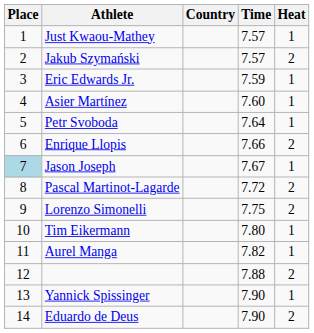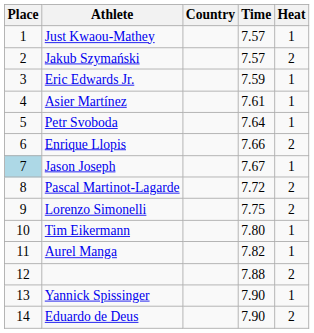(253, 101) 7.60 -> (253, 101) 7.61
